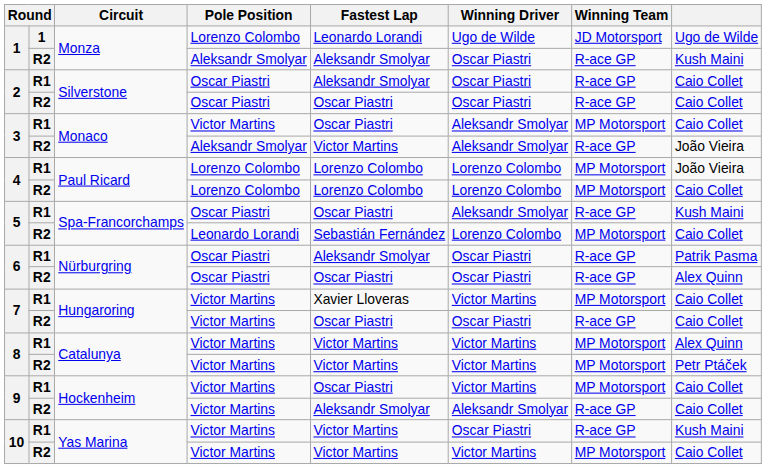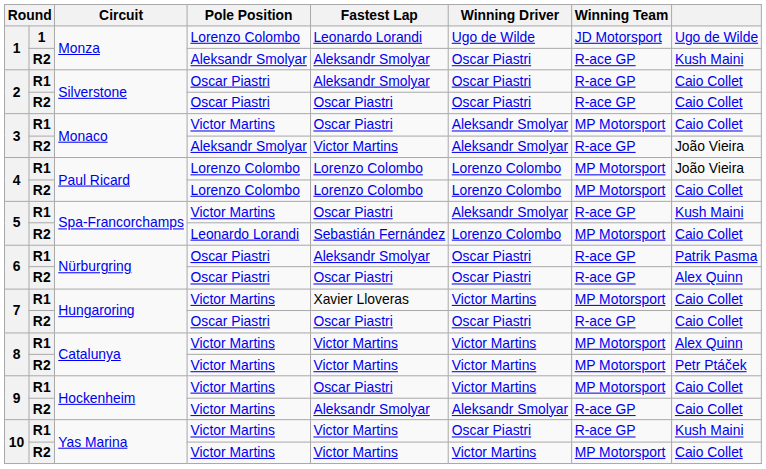(230, 212) Oscar Piastri -> (233, 212) Victor Martins
(233, 321) Victor Martins -> (230, 321) Oscar Piastri
